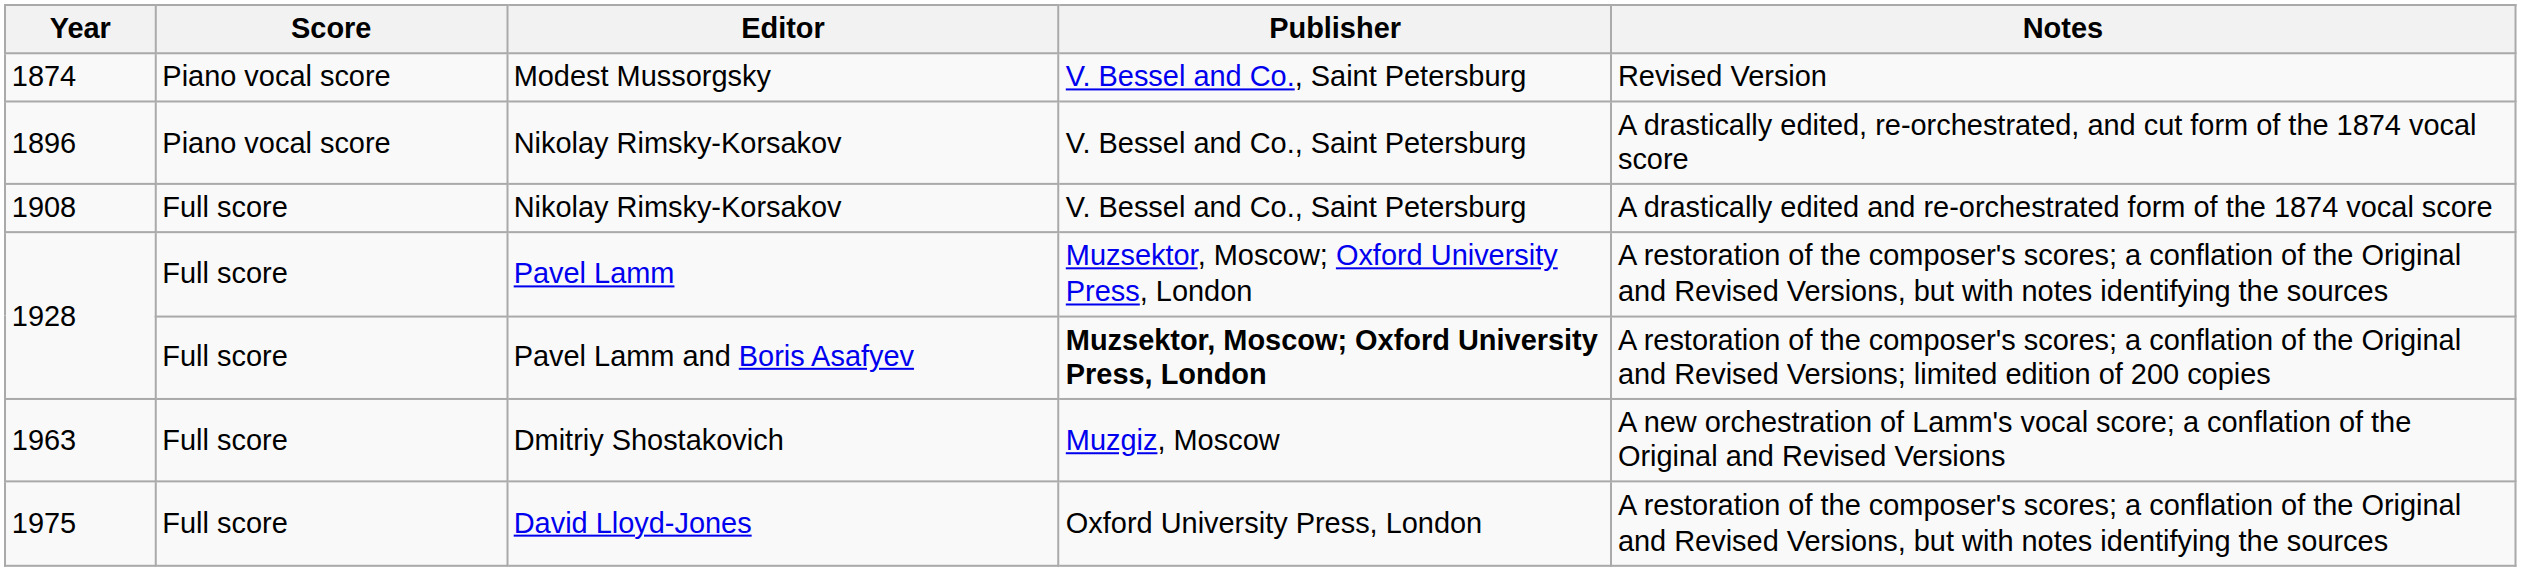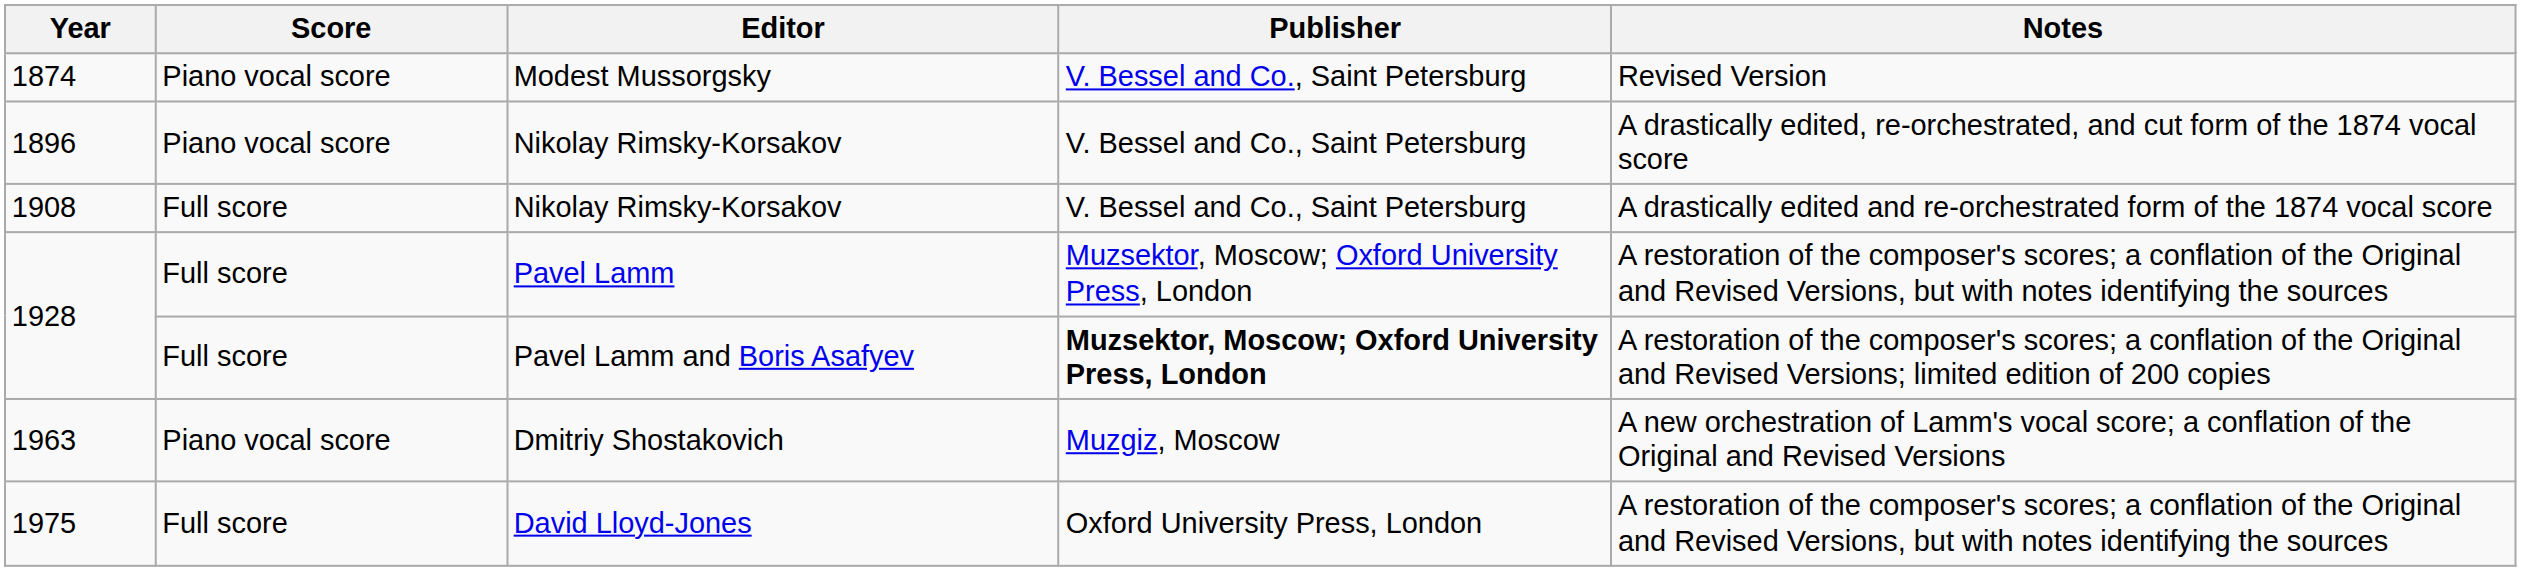(225, 440) Full score -> (277, 440) Piano vocal score
